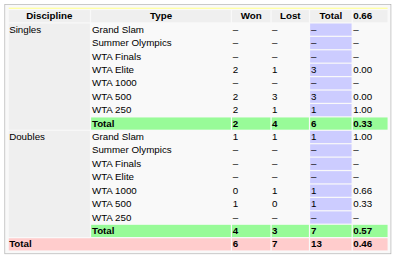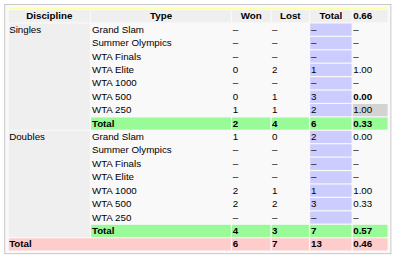(235, 70) 2 -> (235, 70) 0
(275, 70) 1 -> (275, 70) 2
(314, 70) 3 -> (314, 70) 1
(363, 70) 0.00 -> (363, 70) 1.00
(235, 97) 2 -> (235, 97) 0
(275, 97) 3 -> (275, 97) 1
(363, 97) normal -> (363, 97) bold
(235, 110) 2 -> (235, 110) 1
(314, 110) 1 -> (314, 110) 2
(363, 110) no background -> (363, 110) lightgrey background
(275, 137) 1 -> (275, 137) 0
(314, 137) 1 -> (314, 137) 2
(363, 137) 1.00 -> (363, 137) 0.00
(235, 190) 0 -> (235, 190) 2
(363, 190) 0.66 -> (363, 190) 1.00
(235, 204) 1 -> (235, 204) 2
(275, 204) 0 -> (275, 204) 2
(314, 204) 1 -> (314, 204) 3
